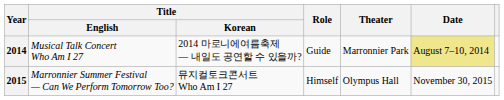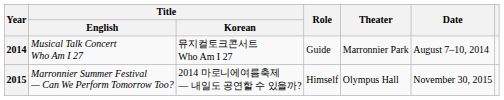(240, 50) 2014 마로니에여름축제 — 내일도 공연할 수 있을까? -> (218, 50) 뮤지컬토크콘서트 Who Am I 27
(451, 51) khaki background -> (451, 50) no background
(218, 81) 뮤지컬토크콘서트 Who Am I 27 -> (240, 79) 2014 마로니에여름축제 — 내일도 공연할 수 있을까?
